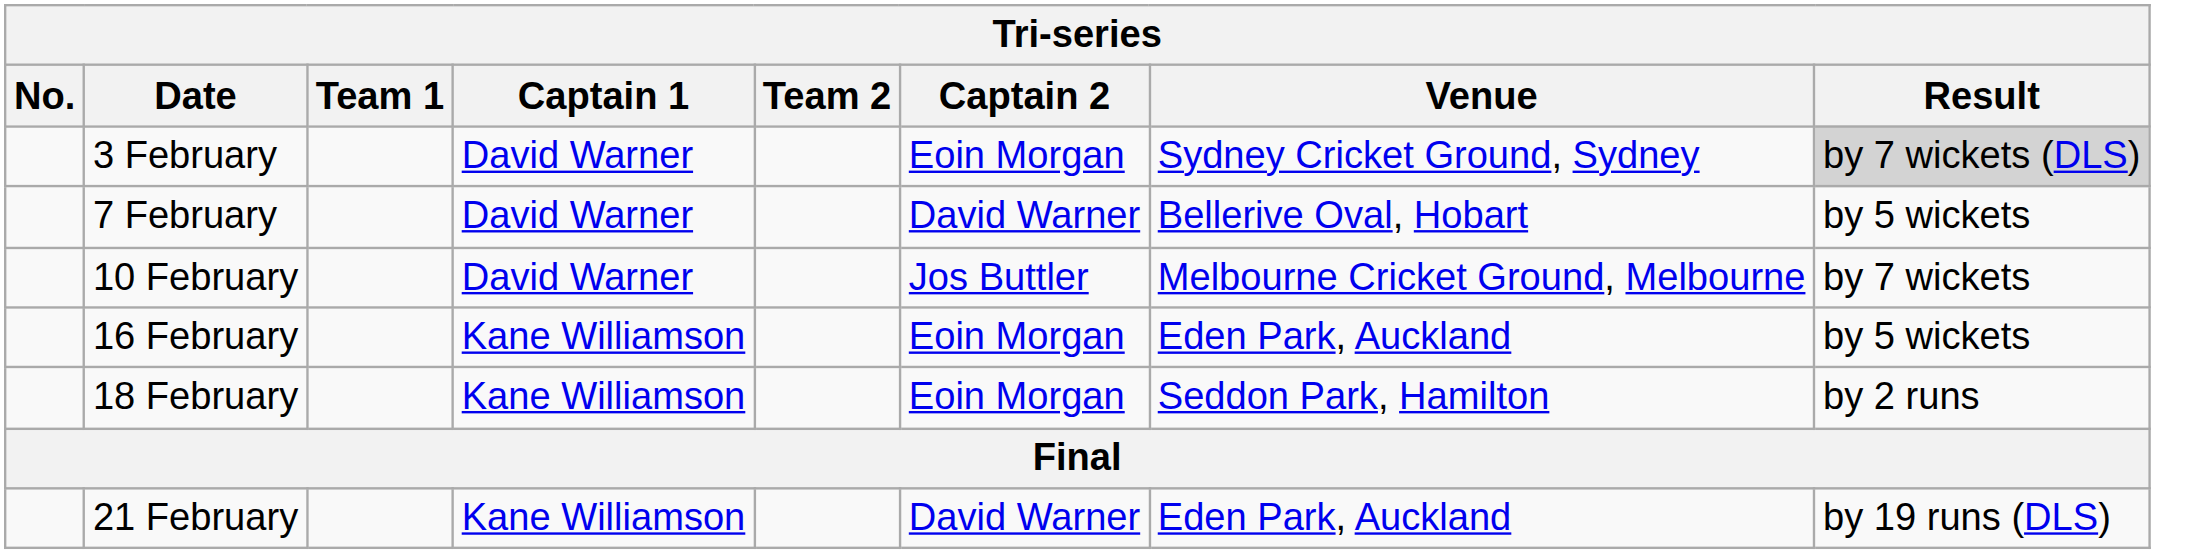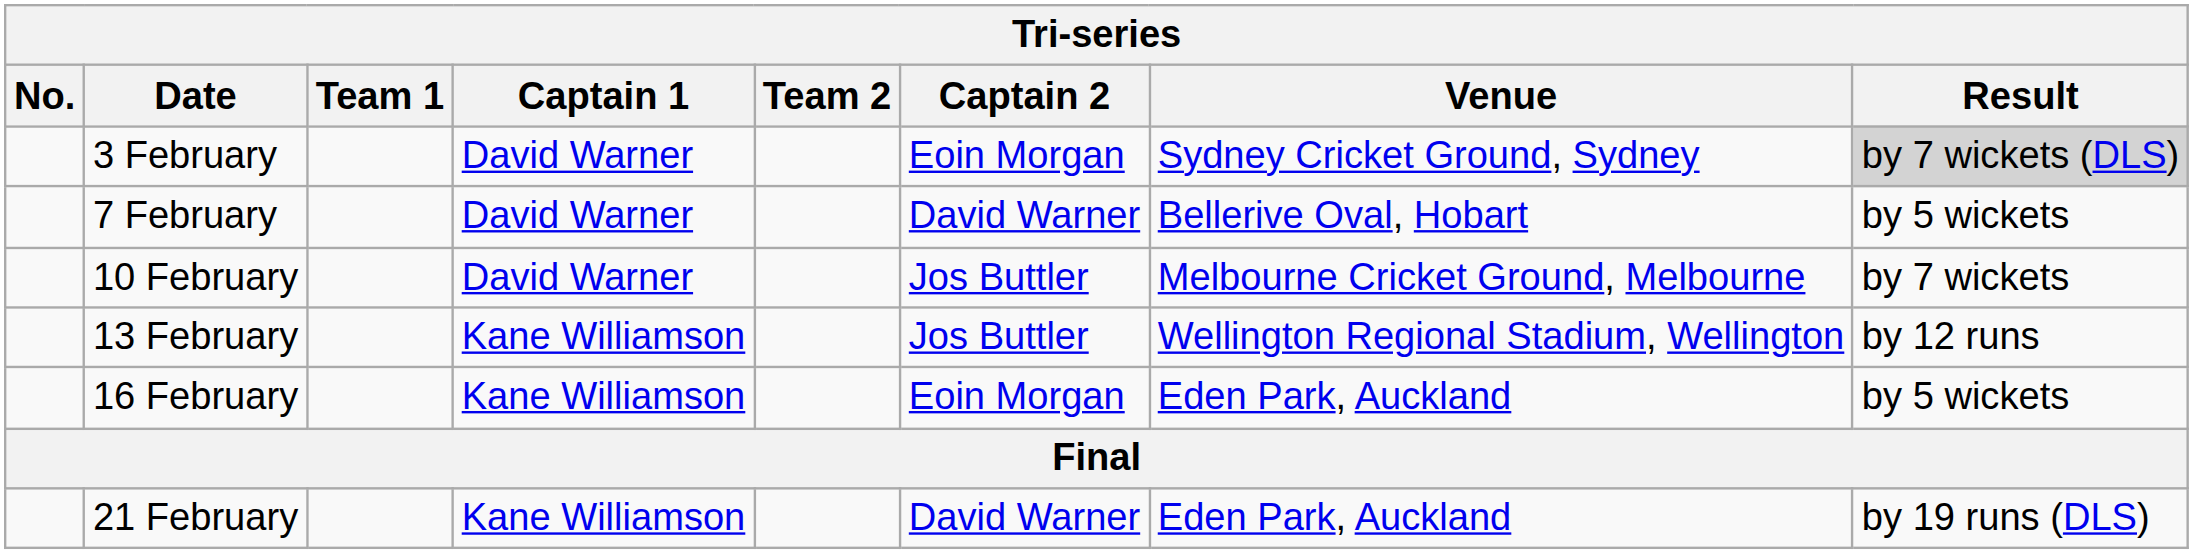+ row: (196, 336)
- row: (196, 397)
